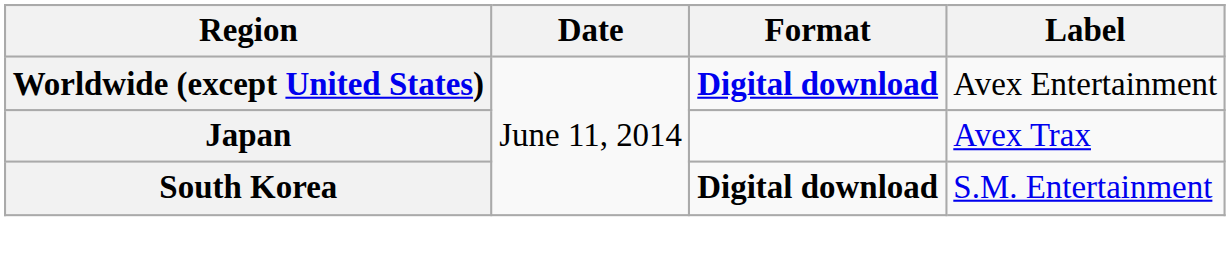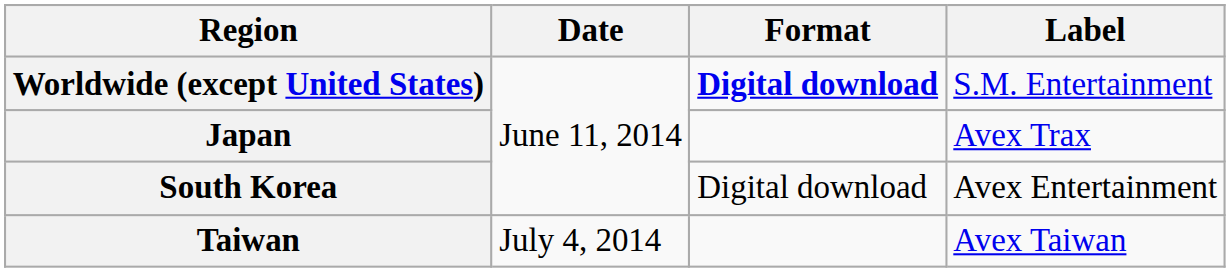(1085, 82) Avex Entertainment -> (1083, 82) S.M. Entertainment
(818, 187) bold -> (812, 187) normal
(1083, 187) S.M. Entertainment -> (1085, 187) Avex Entertainment
+ row: (248, 239)
